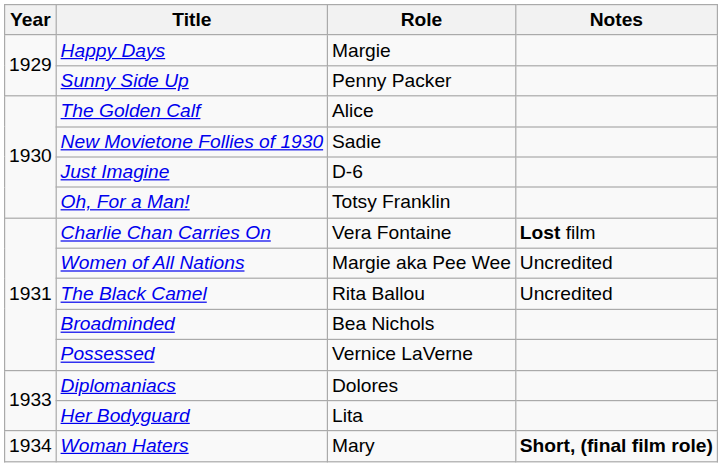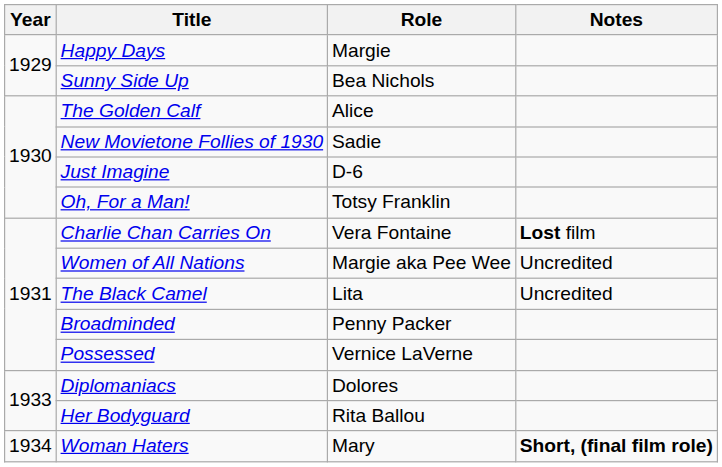(392, 80) Penny Packer -> (383, 80) Bea Nichols
(378, 293) Rita Ballou -> (347, 293) Lita
(383, 324) Bea Nichols -> (392, 324) Penny Packer
(347, 415) Lita -> (378, 415) Rita Ballou
